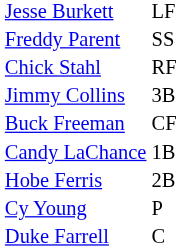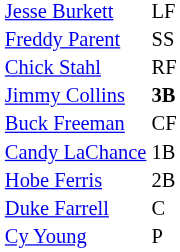(164, 95) normal -> (164, 95) bold
rows swapped: (57, 236) <-> (46, 208)
